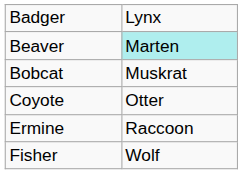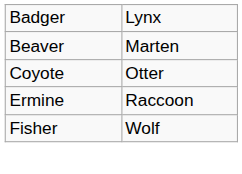(152, 45) paleturquoise background -> (152, 45) no background
- row: (36, 73)
